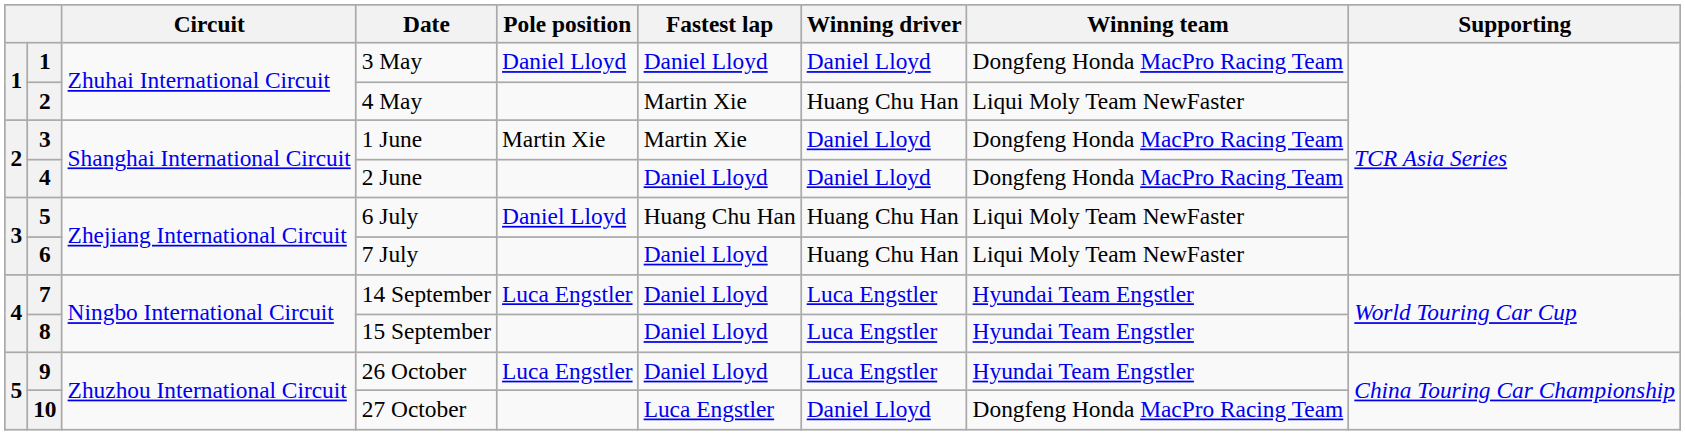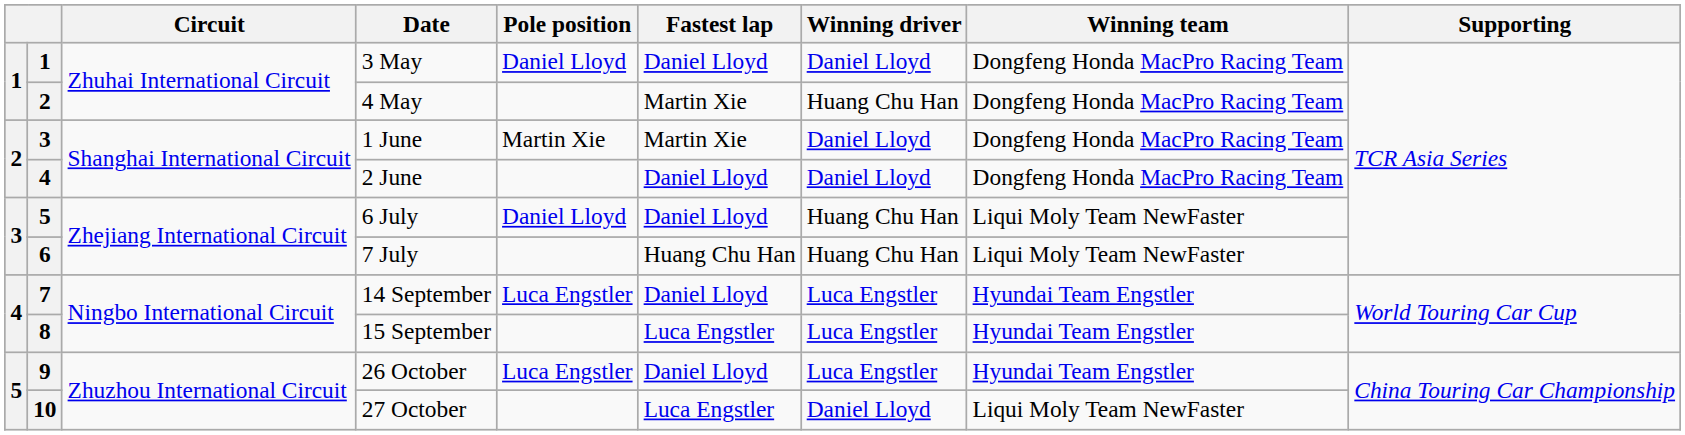(1108, 100) Liqui Moly Team NewFaster -> (1158, 100) Dongfeng Honda MacPro Racing Team
(720, 216) Huang Chu Han -> (706, 216) Daniel Lloyd
(706, 254) Daniel Lloyd -> (720, 254) Huang Chu Han
(706, 332) Daniel Lloyd -> (709, 332) Luca Engstler
(1158, 409) Dongfeng Honda MacPro Racing Team -> (1108, 409) Liqui Moly Team NewFaster
